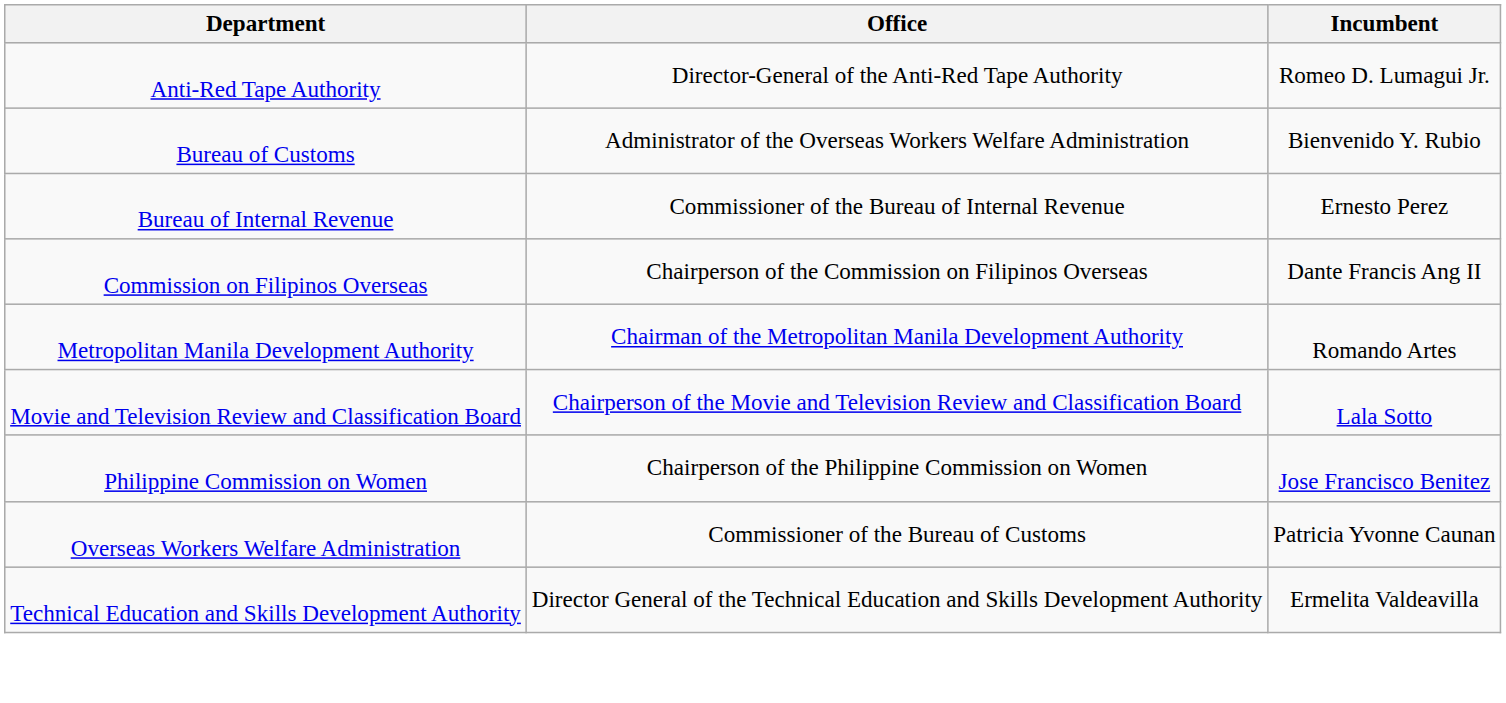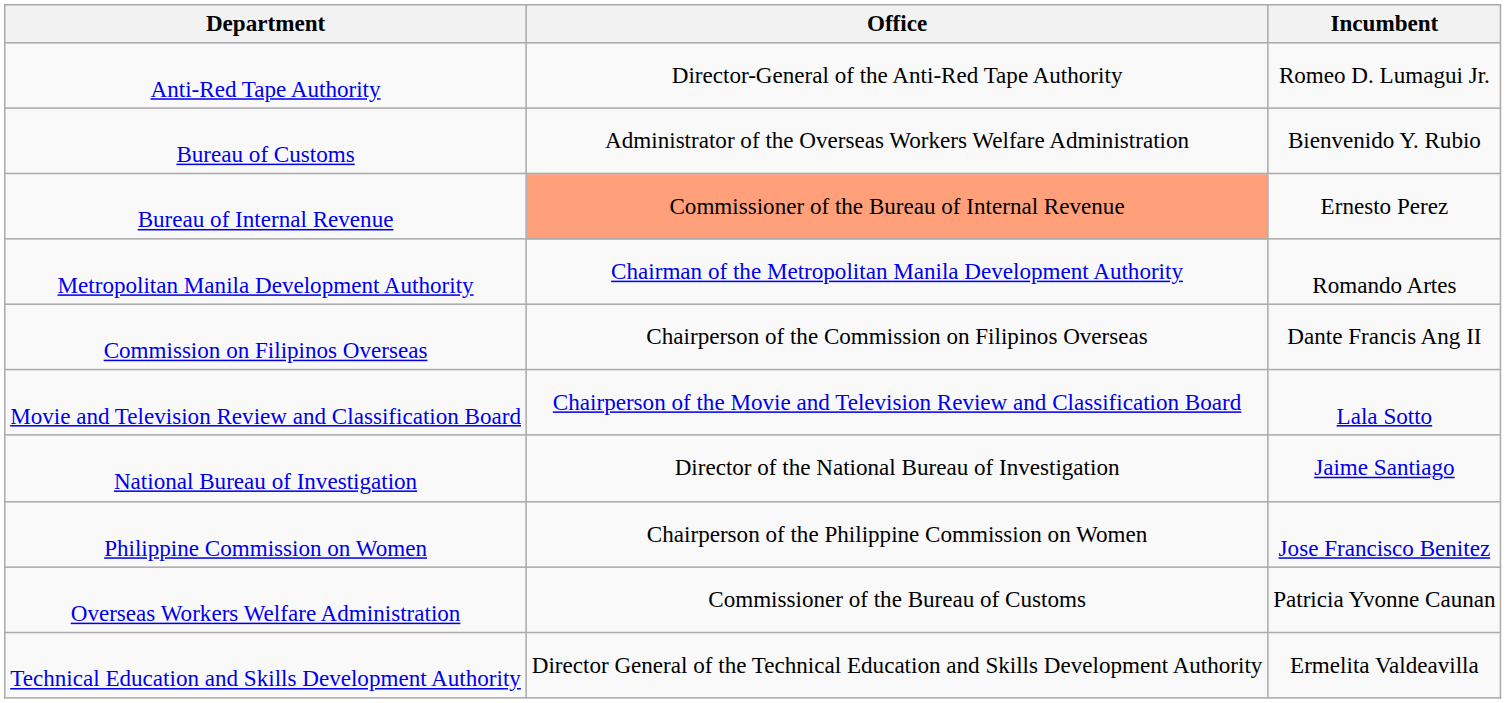(897, 206) no background -> (897, 206) lightsalmon background
rows swapped: (266, 285) <-> (266, 351)
+ row: (266, 481)
